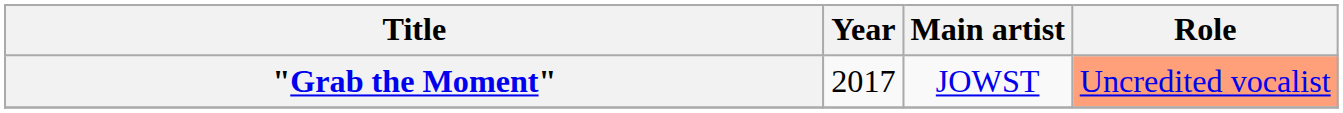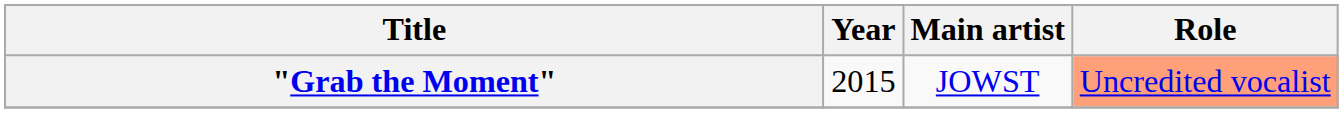(863, 81) 2017 -> (863, 81) 2015
